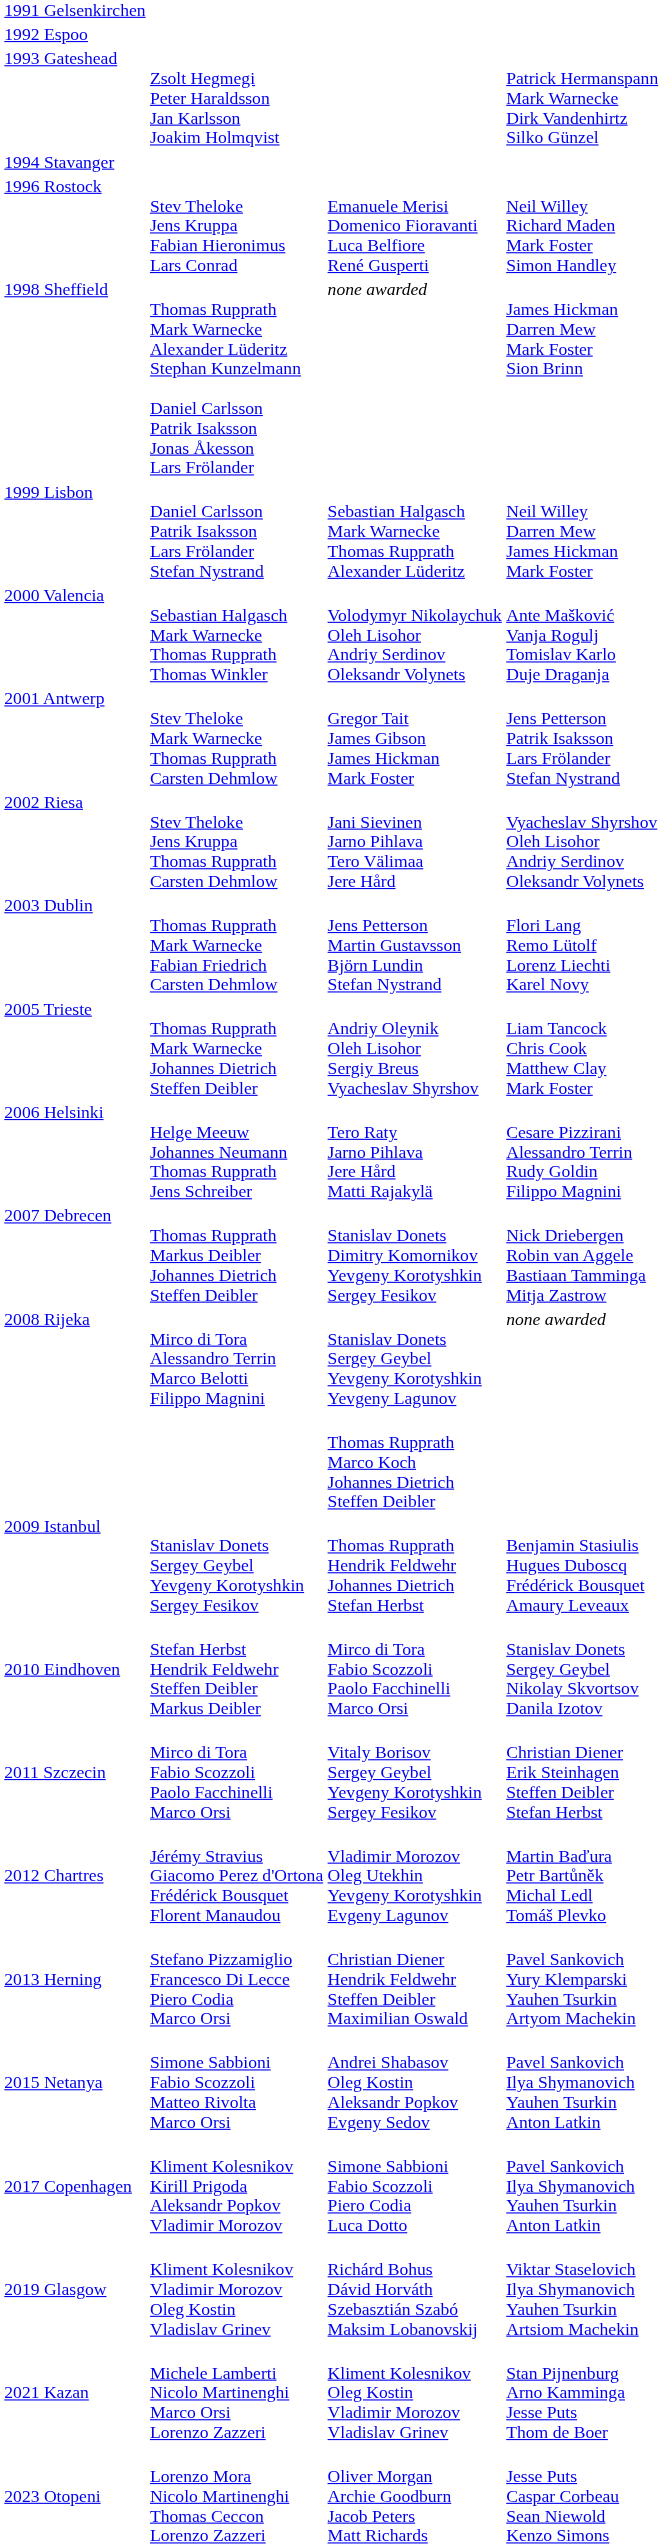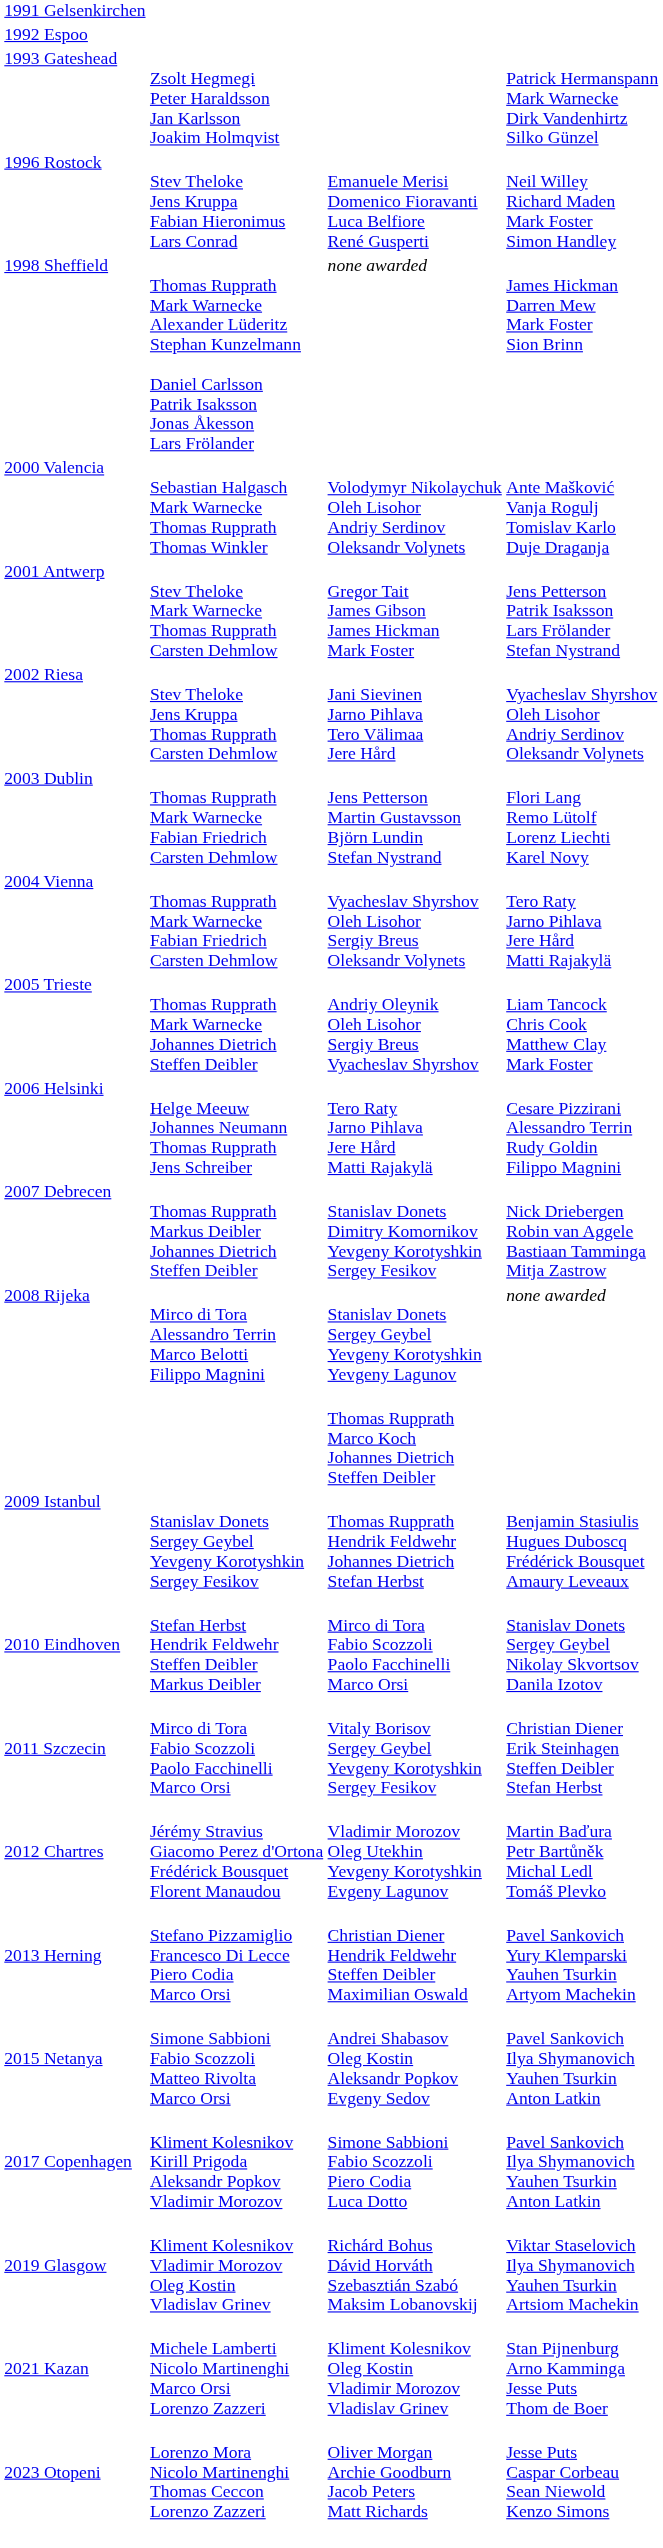- row: (59, 161)
- row: (49, 491)
+ row: (49, 881)
